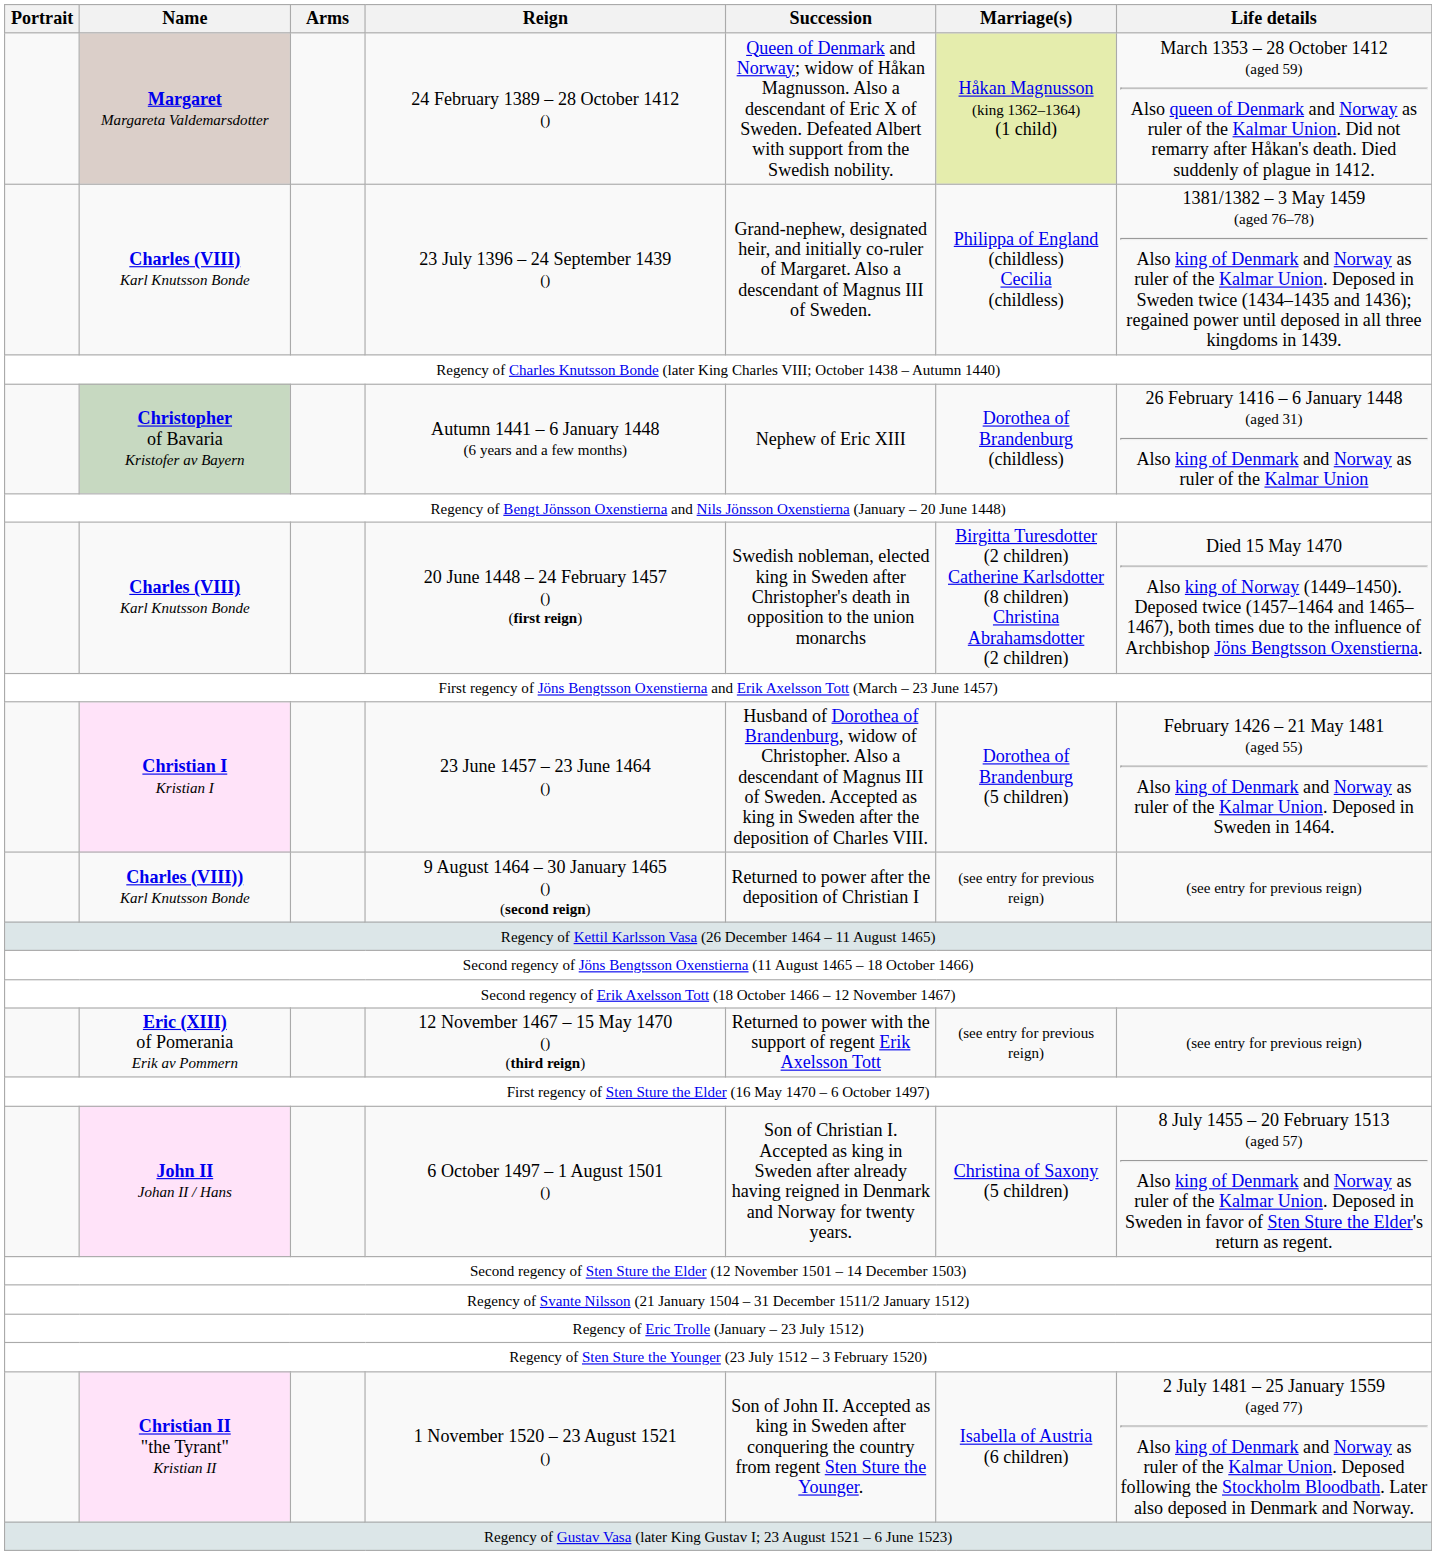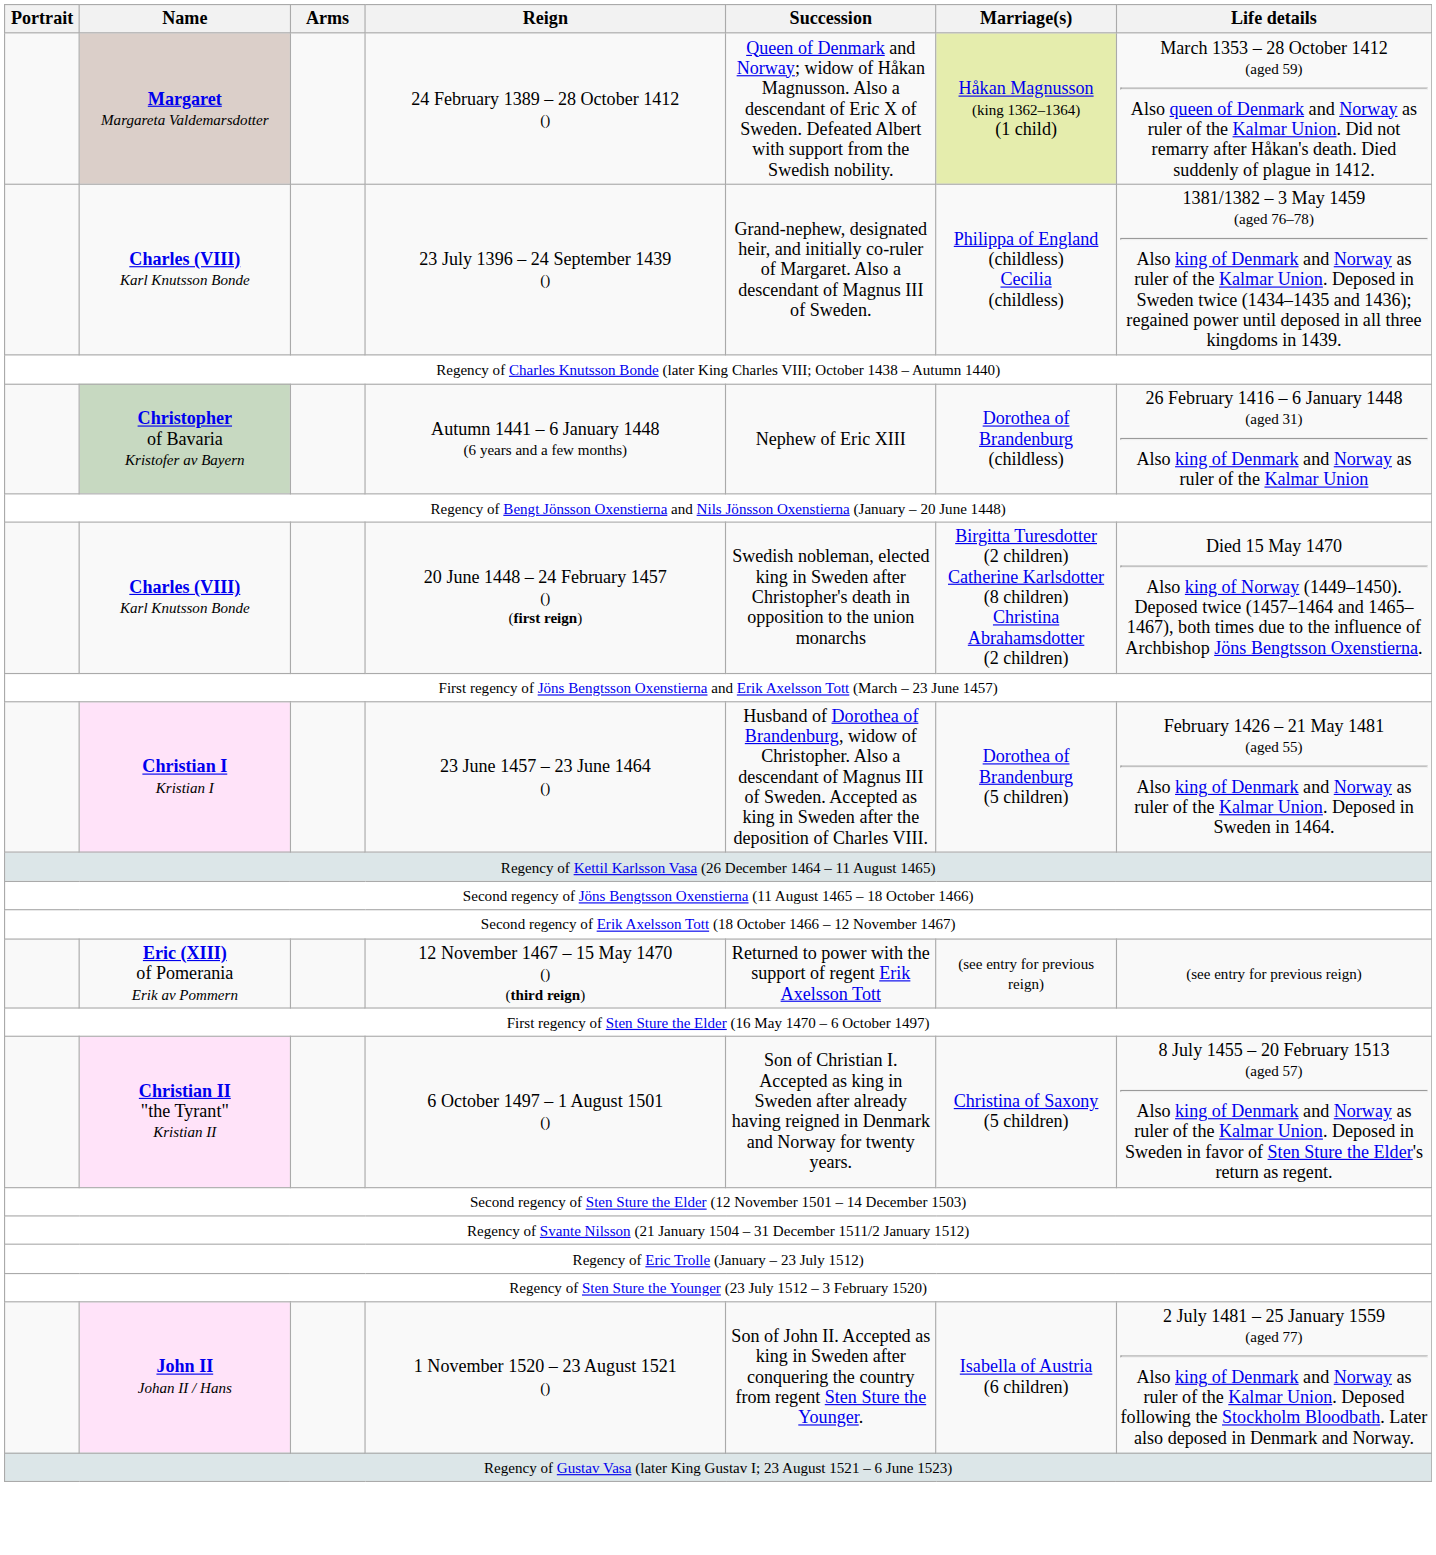- row: (545, 887)
(185, 1181) John II Johan II / Hans -> (185, 1111) Christian II "the Tyrant" Kristian II
(185, 1446) Christian II "the Tyrant" Kristian II -> (185, 1377) John II Johan II / Hans
